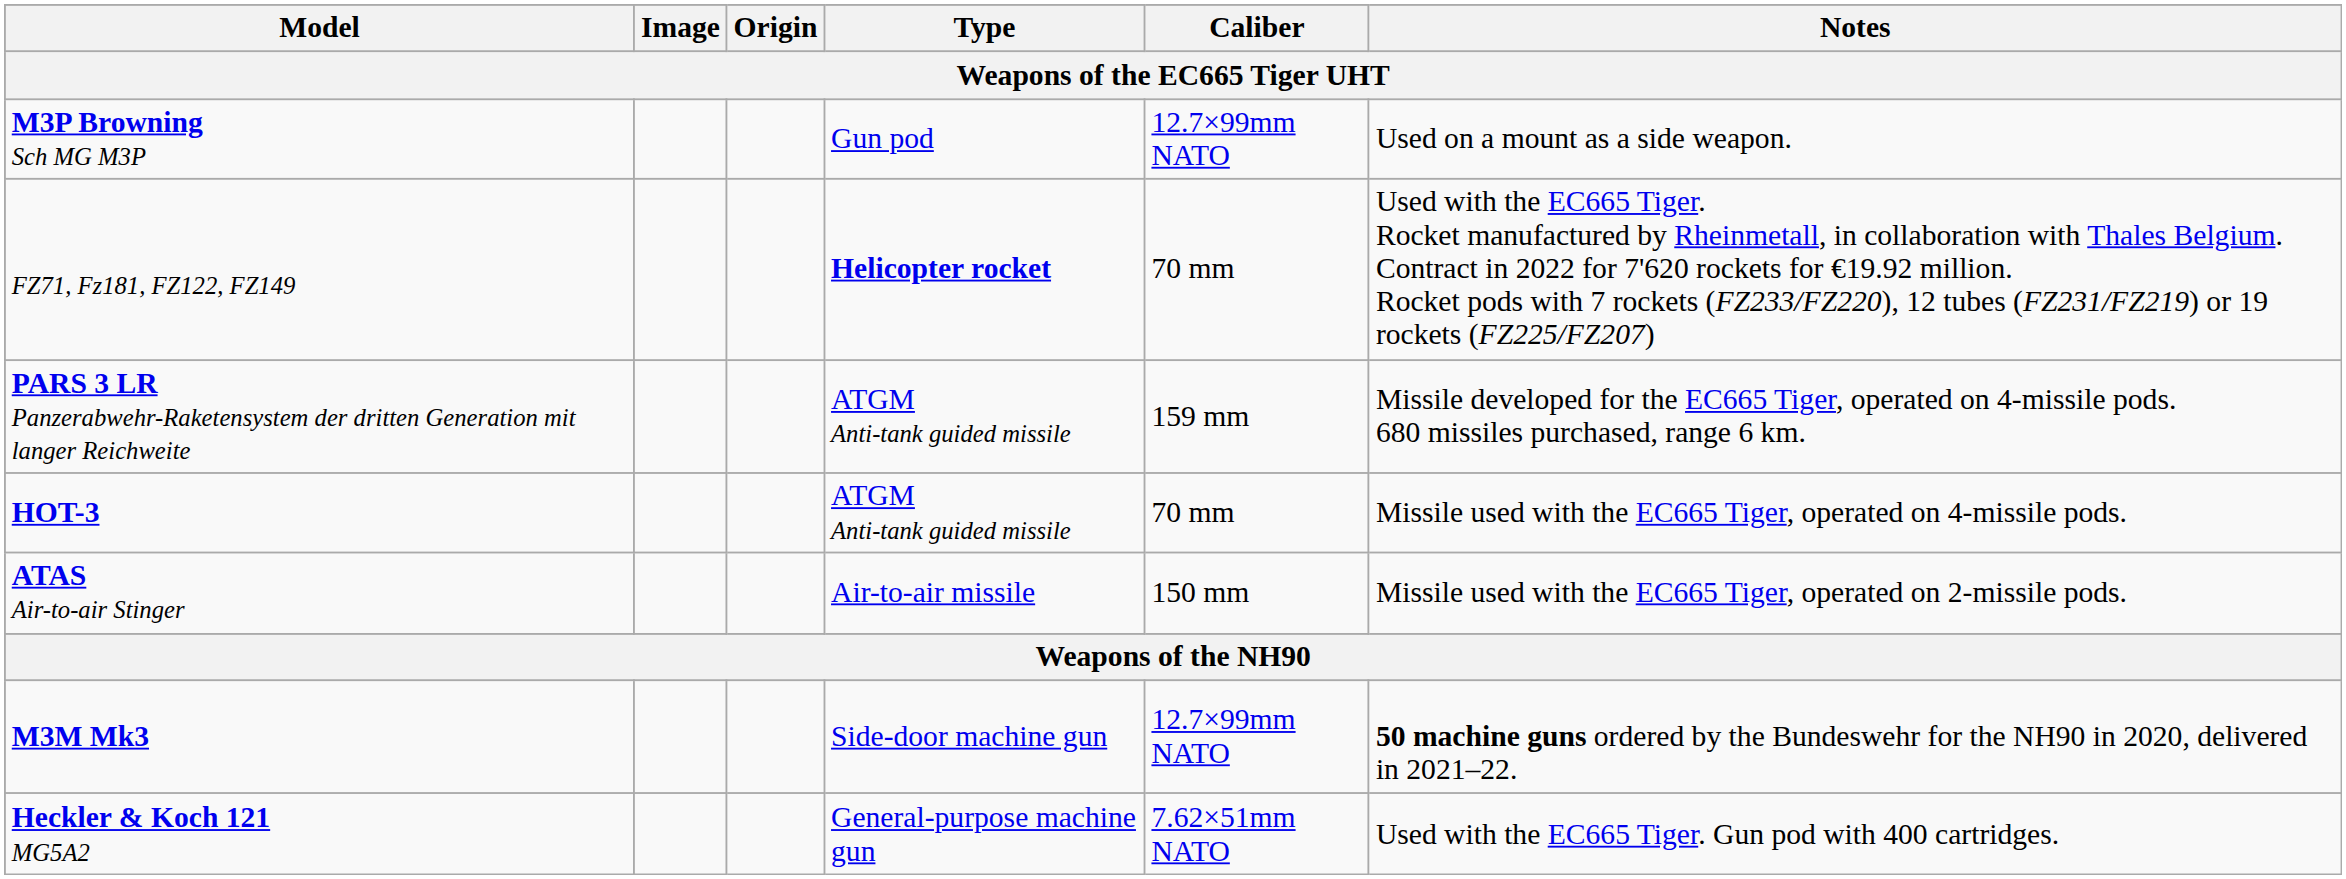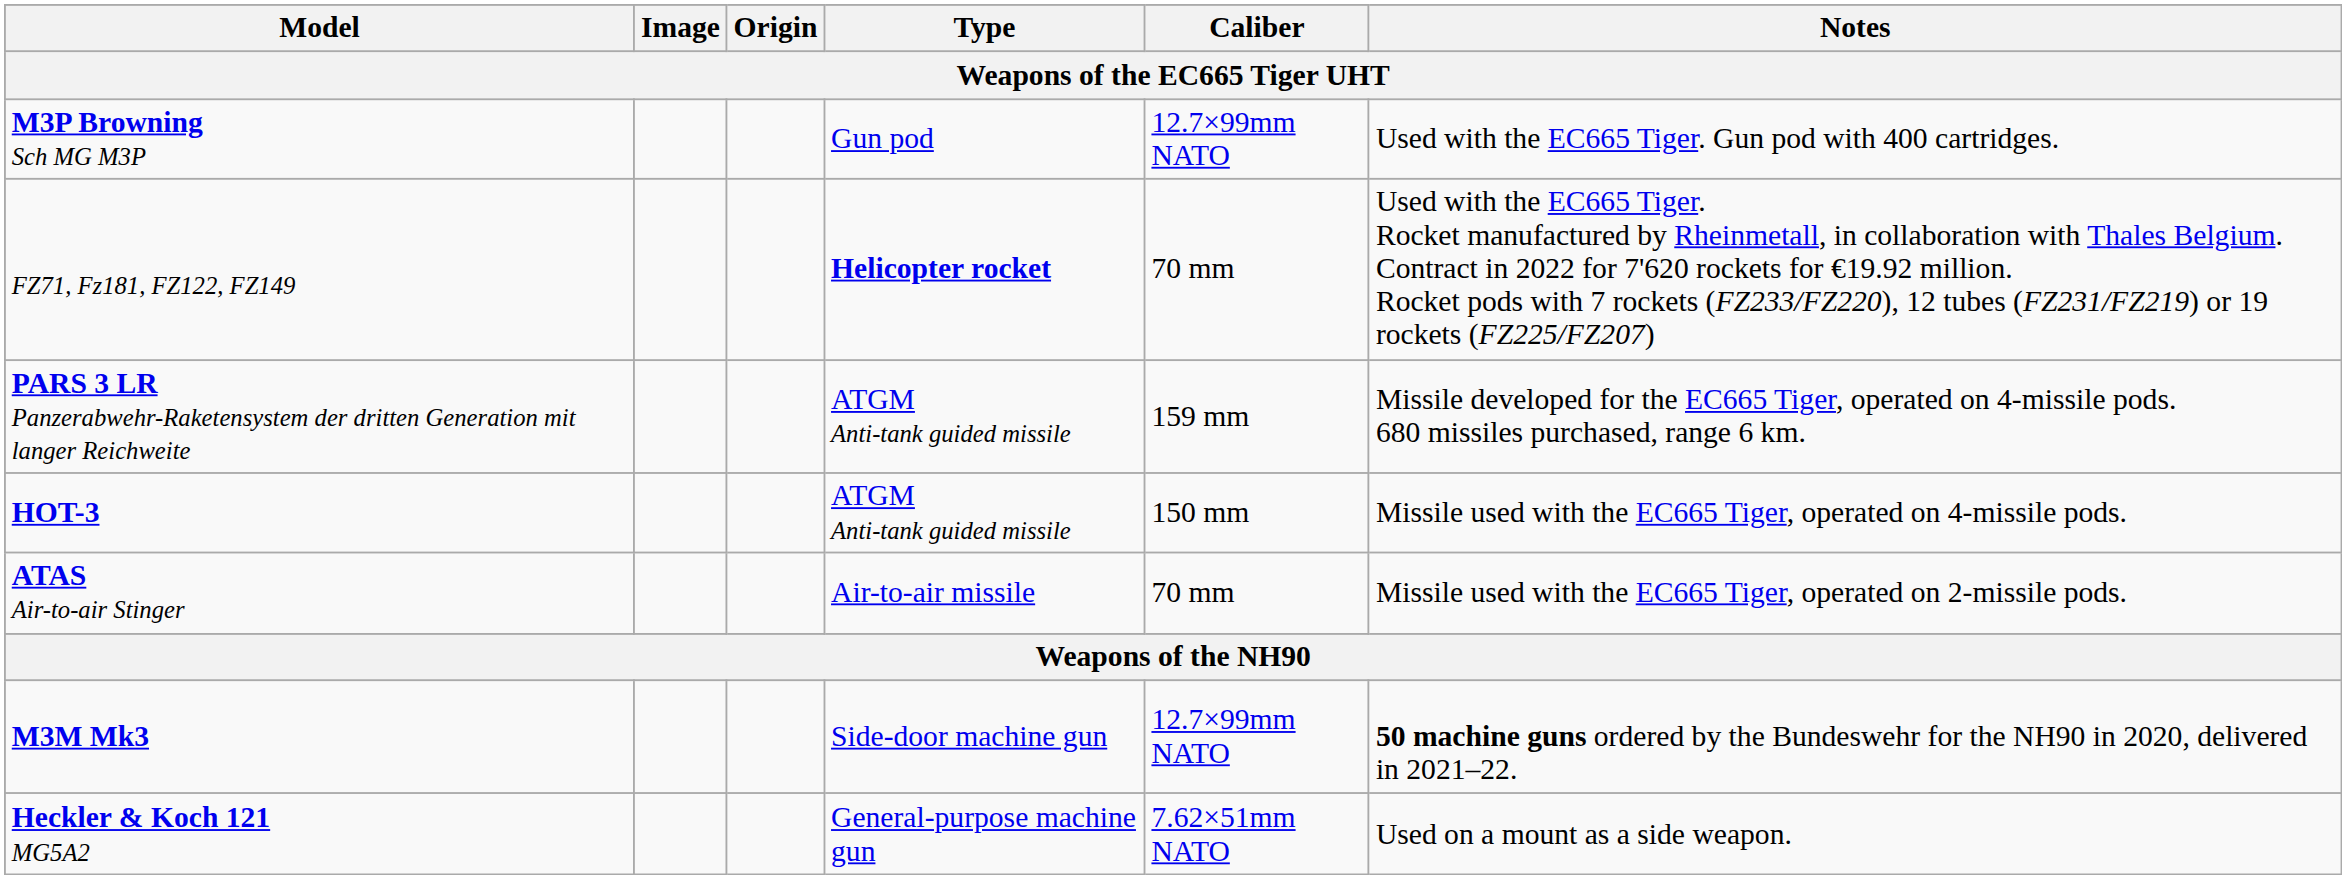(1584, 138) Used on a mount as a side weapon. -> (1718, 138) Used with the EC665 Tiger. Gun pod with 400 cartridges.
(1193, 512) 70 mm -> (1200, 512) 150 mm
(1200, 592) 150 mm -> (1193, 592) 70 mm
(1718, 833) Used with the EC665 Tiger. Gun pod with 400 cartridges. -> (1584, 833) Used on a mount as a side weapon.
